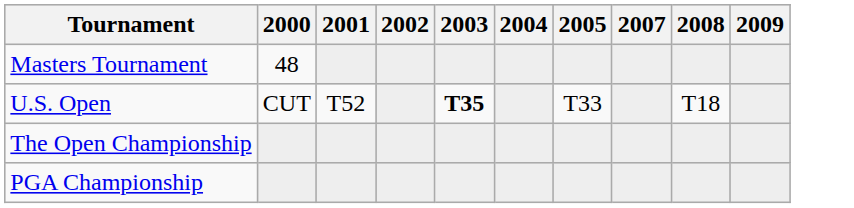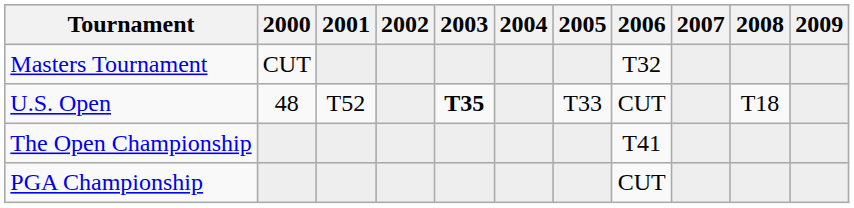+ column: (642, 24)
(287, 64) 48 -> (287, 64) CUT
(287, 103) CUT -> (287, 103) 48
